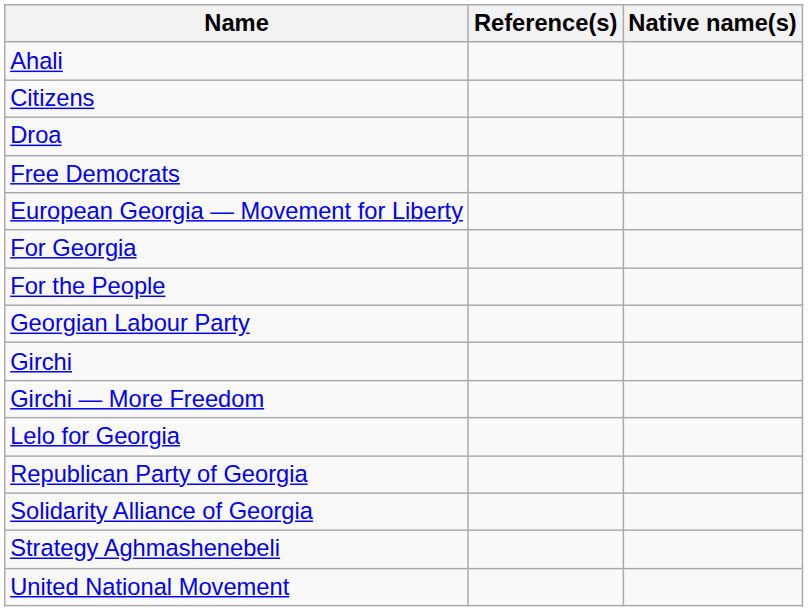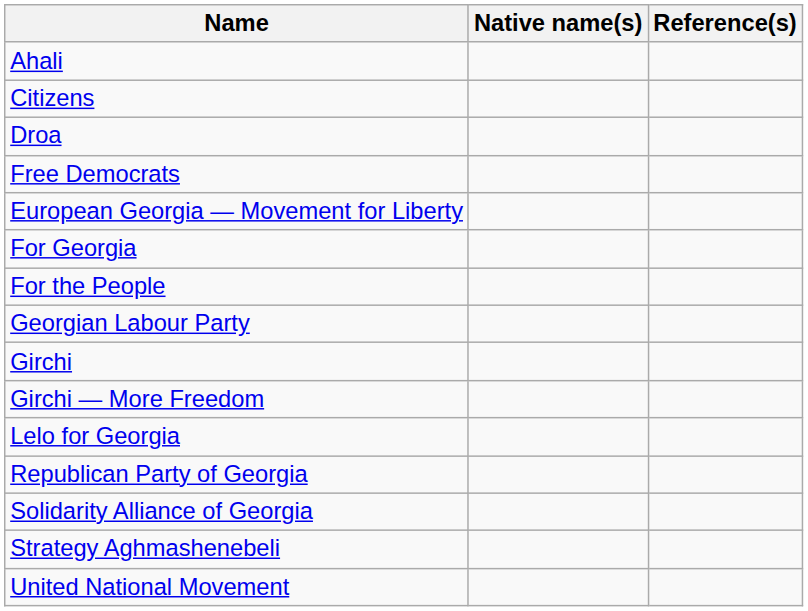columns swapped: (713, 23) <-> (546, 23)
